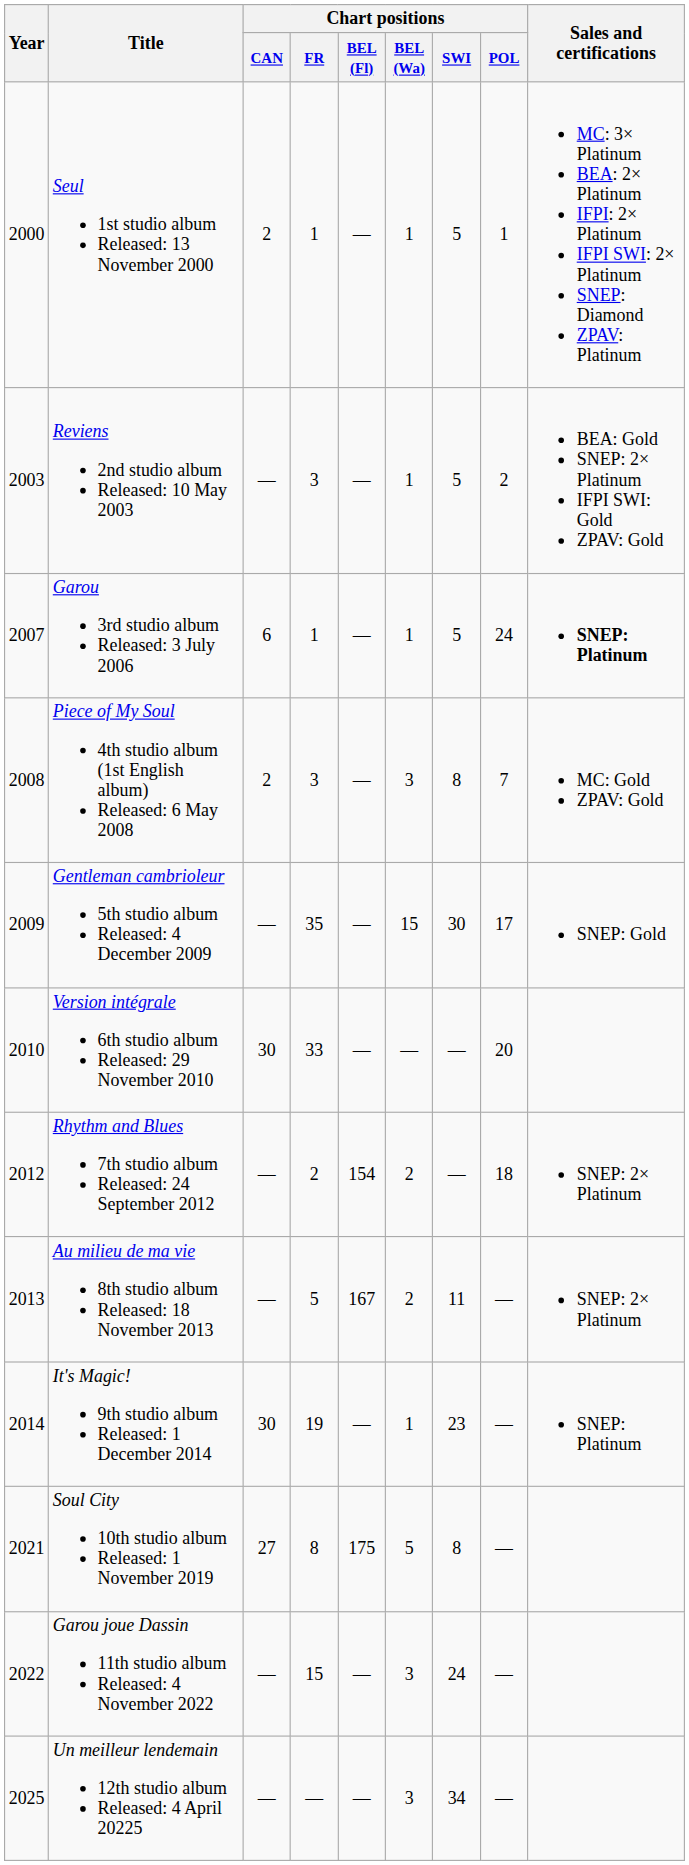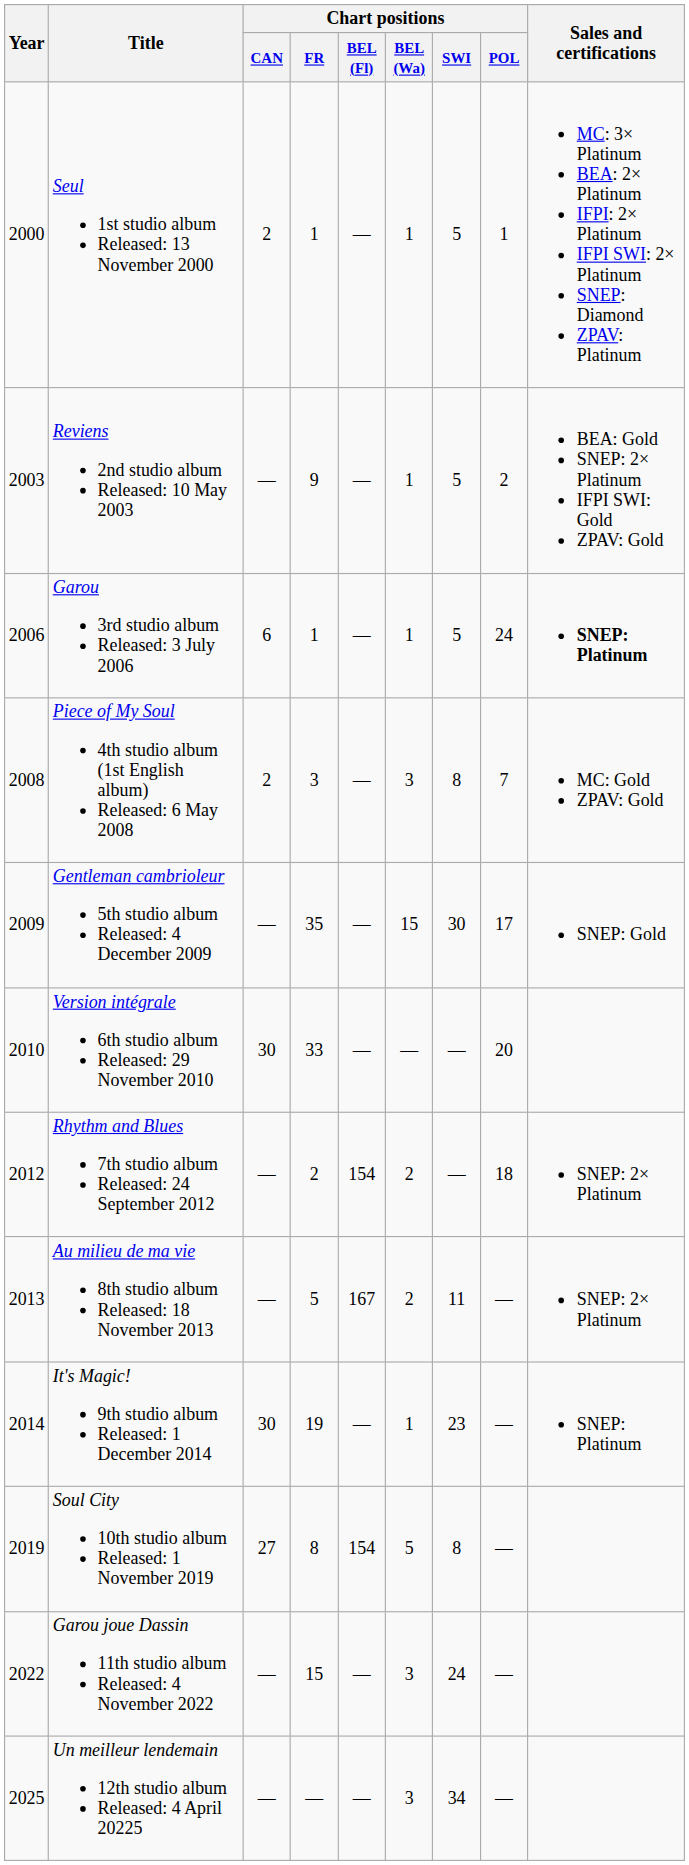(314, 480) 3 -> (314, 480) 9
(27, 635) 2007 -> (27, 635) 2006
(27, 1548) 2021 -> (27, 1548) 2019
(362, 1548) 175 -> (362, 1548) 154
